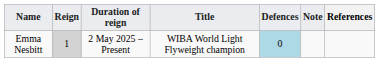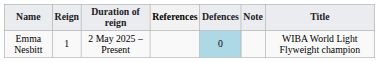columns swapped: (205, 17) <-> (350, 17)
(67, 44) lightgrey background -> (67, 44) no background
